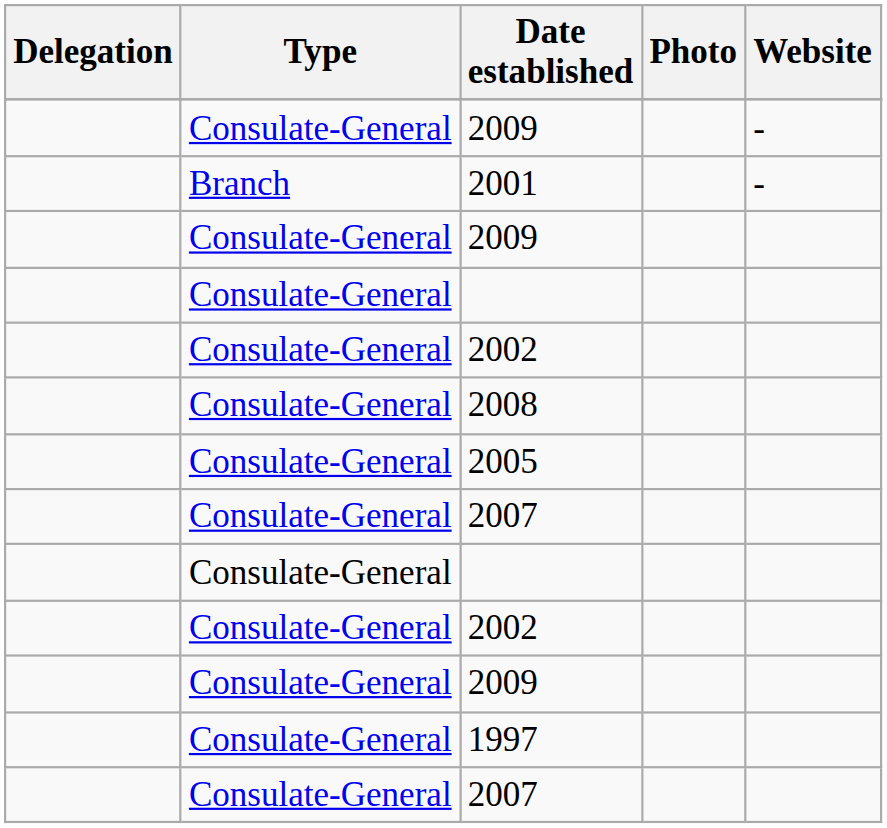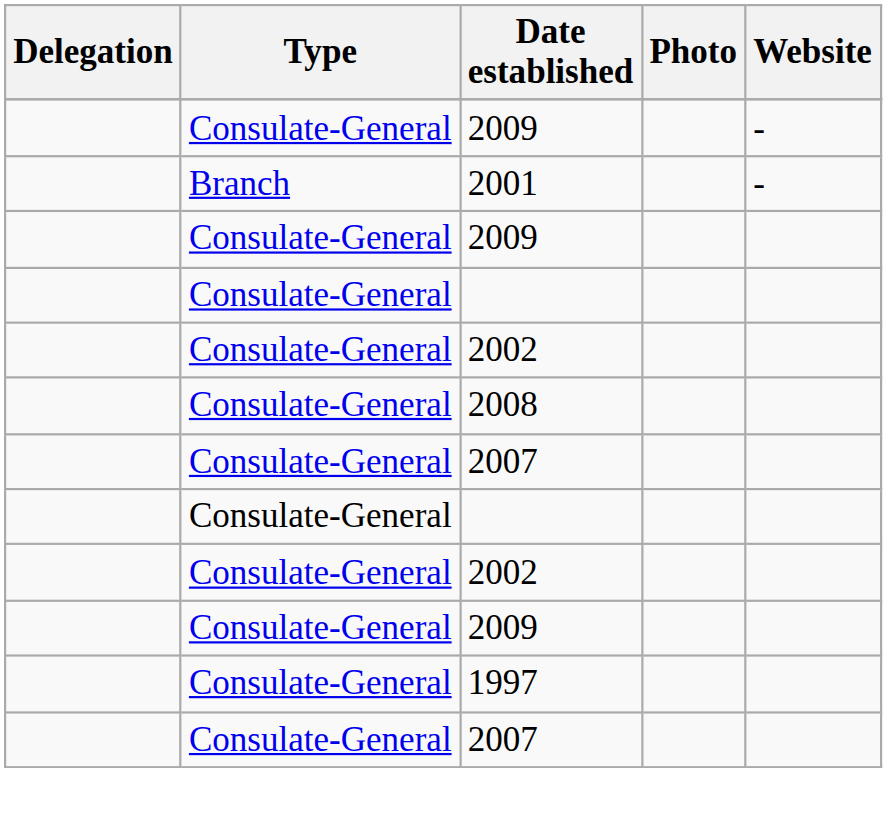- row: (320, 460)
